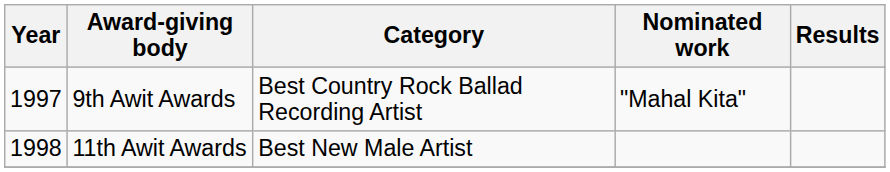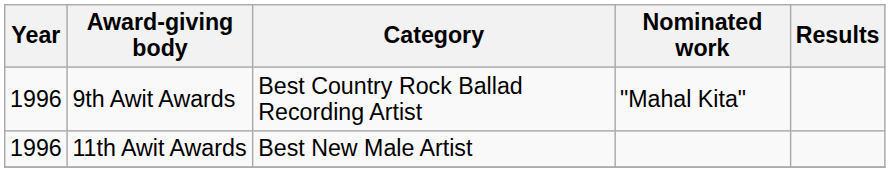(36, 98) 1997 -> (36, 98) 1996
(36, 148) 1998 -> (36, 148) 1996
